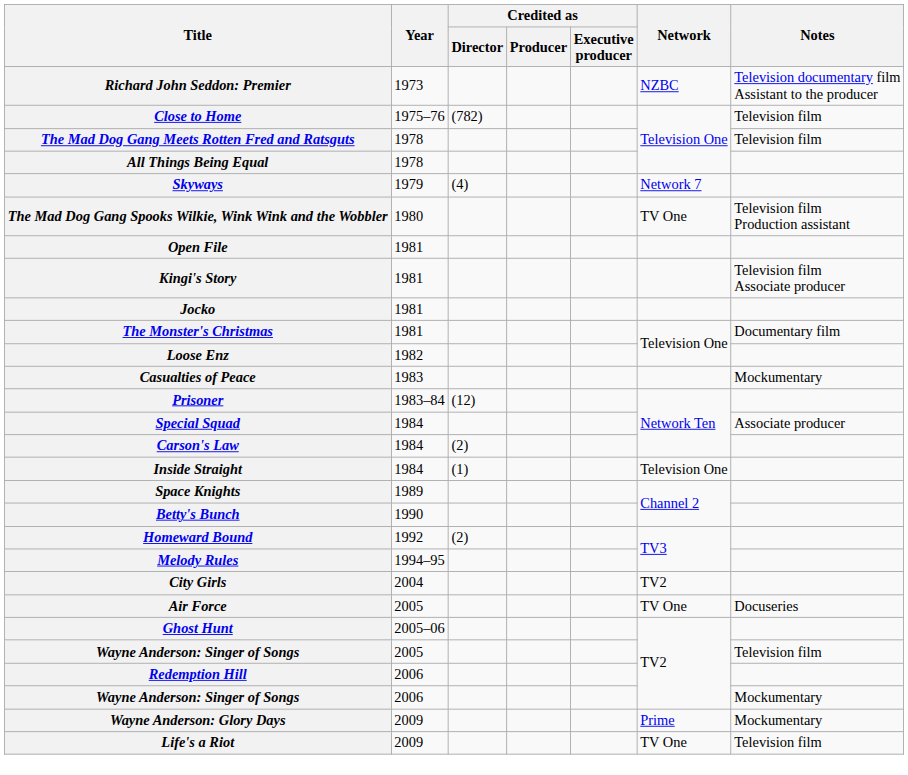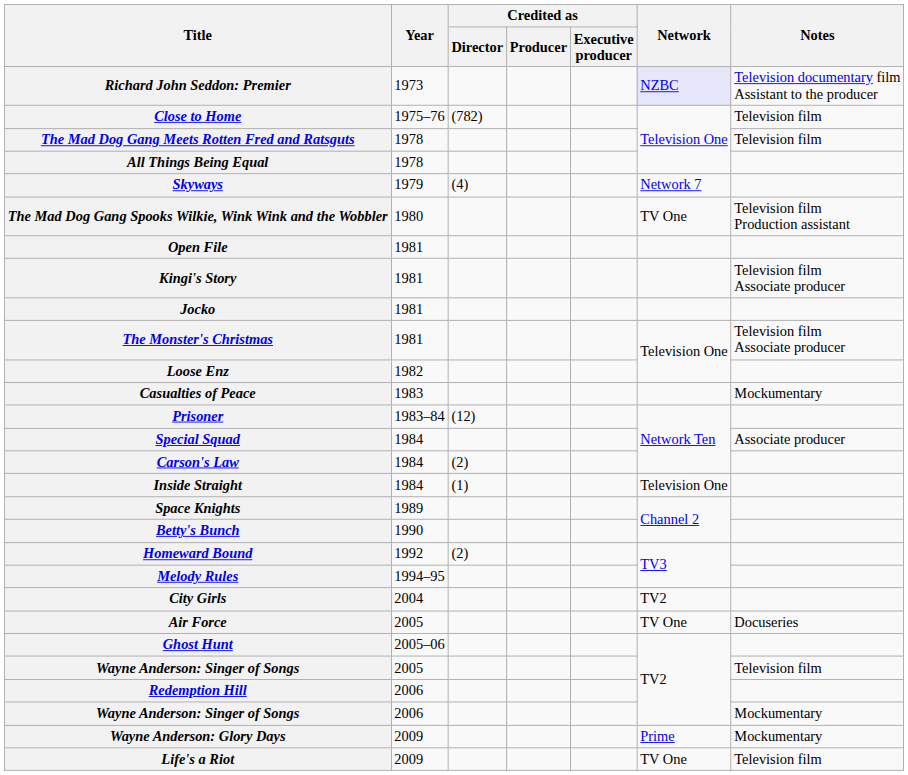(660, 85) no background -> (660, 85) lavender background
(787, 331) Documentary film -> (790, 340) Television film Associate producer
